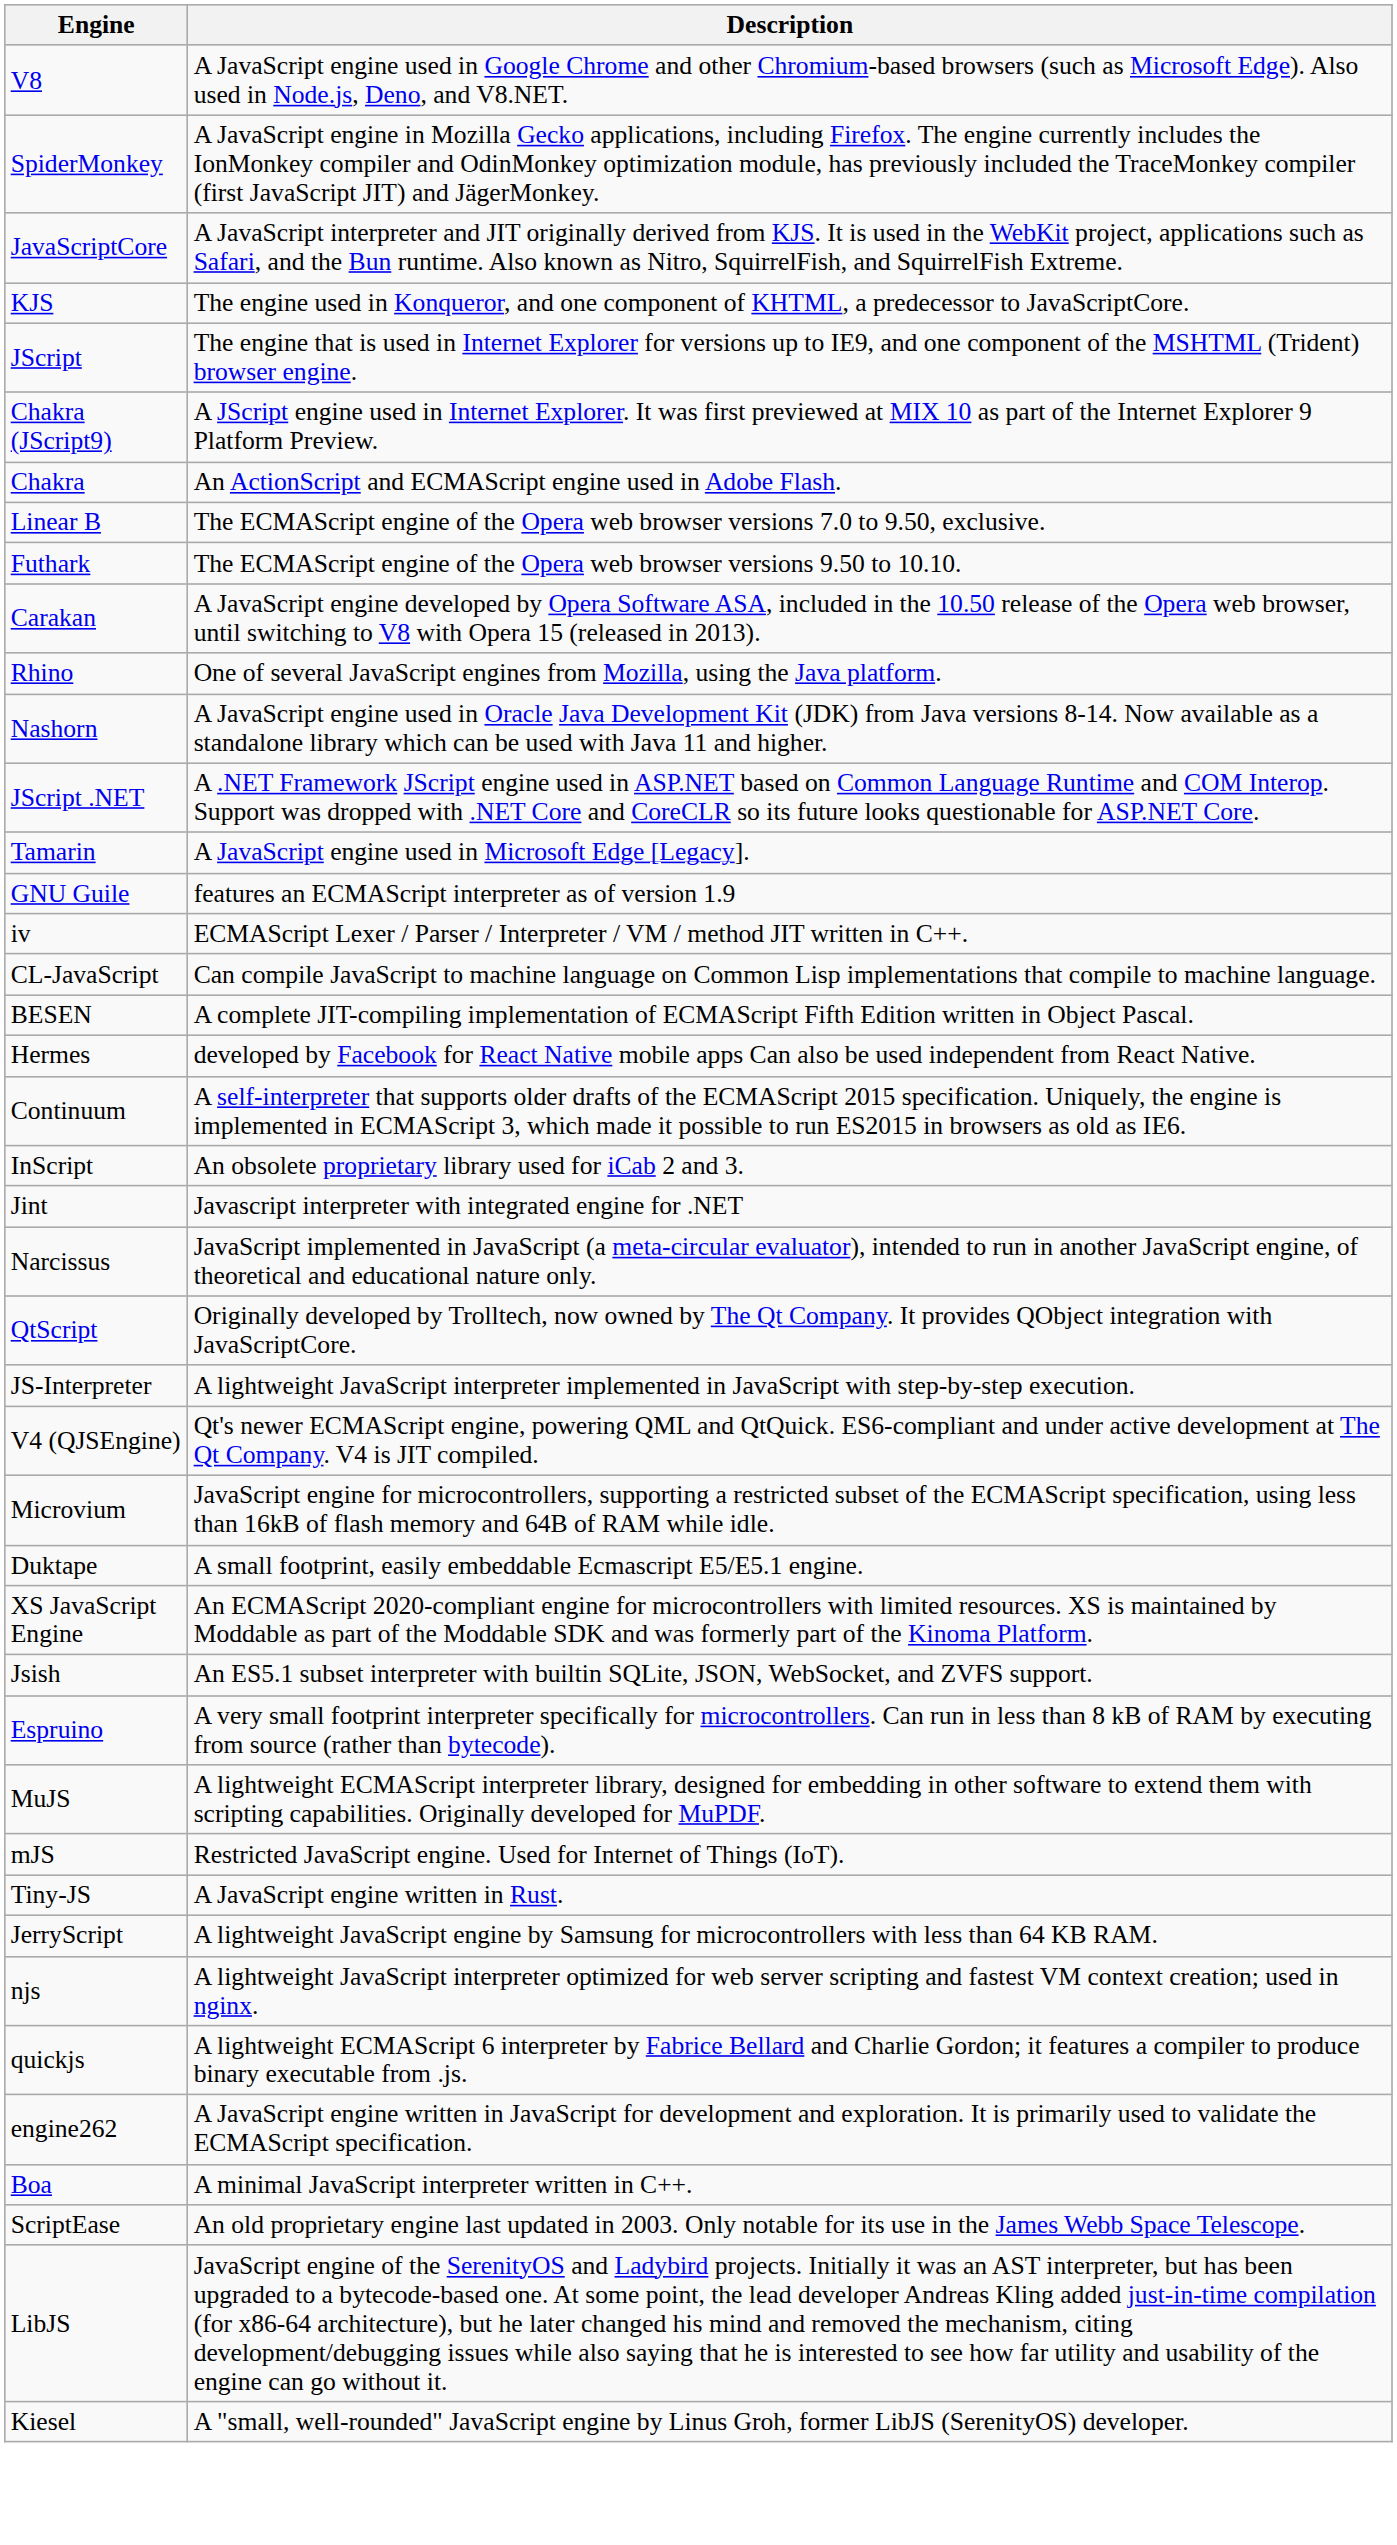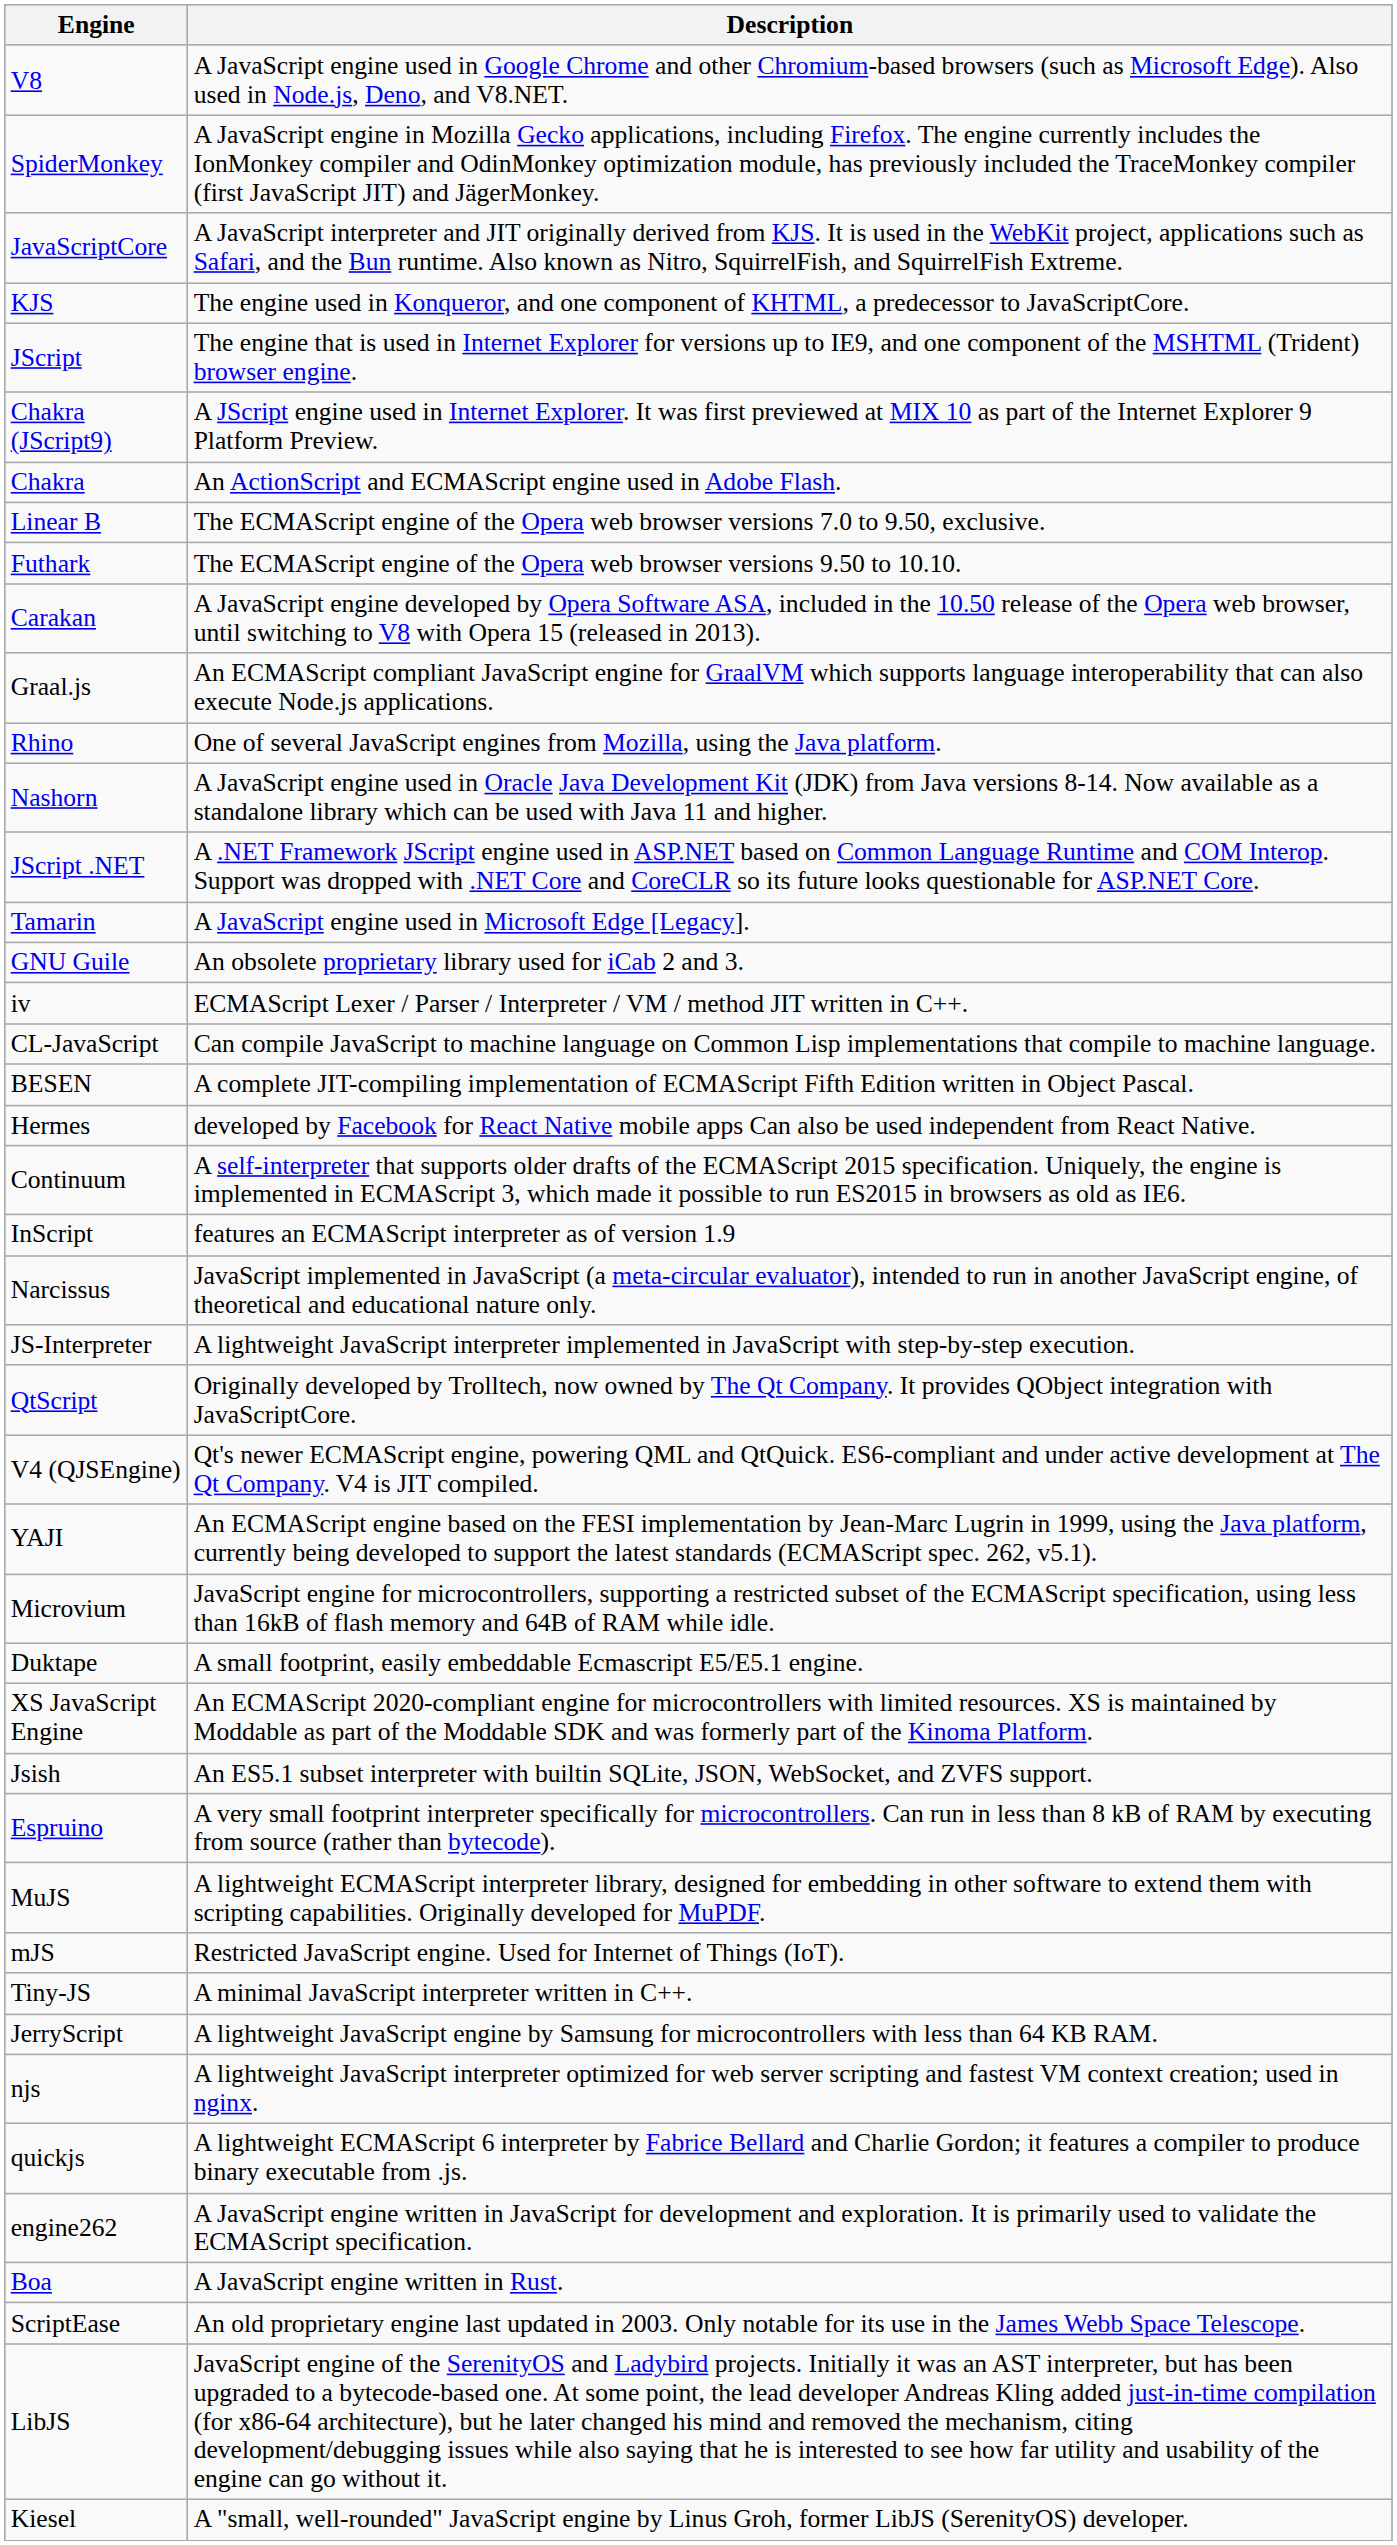+ row: (51, 687)
(464, 893) features an ECMAScript interpreter as of version 1.9 -> (469, 962) An obsolete proprietary library used for iCab 2 and 3.
(469, 1165) An obsolete proprietary library used for iCab 2 and 3. -> (464, 1234) features an ECMAScript interpreter as of version 1.9
- row: (29, 1206)
rows swapped: (81, 1385) <-> (54, 1330)
+ row: (37, 1538)
(378, 1894) A JavaScript engine written in Rust. -> (443, 1992) A minimal JavaScript interpreter written in C++.
(443, 2184) A minimal JavaScript interpreter written in C++. -> (378, 2282) A JavaScript engine written in Rust.
